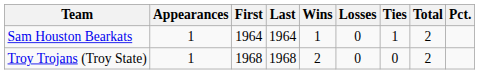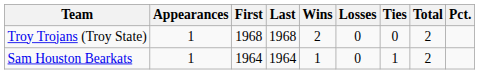rows swapped: (70, 36) <-> (77, 58)
